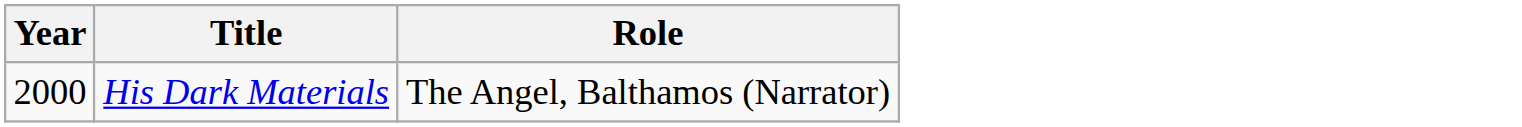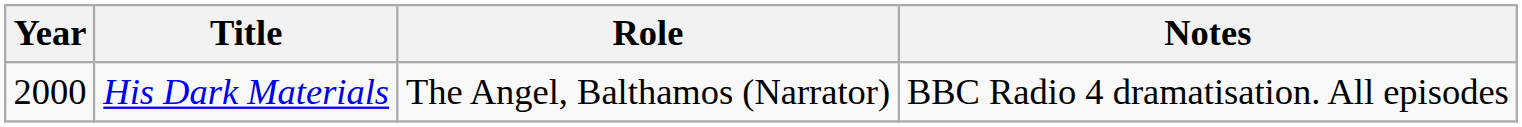+ column: (1208, 33)
